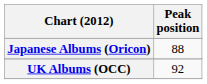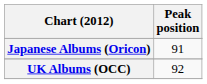(178, 48) 88 -> (178, 48) 91
